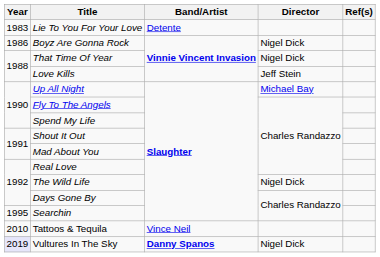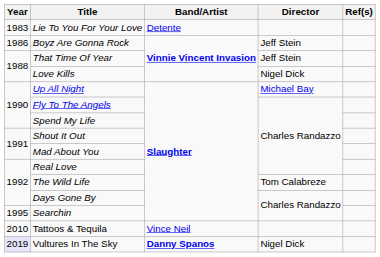(282, 43) Nigel Dick -> (281, 43) Jeff Stein
(282, 58) Nigel Dick -> (281, 58) Jeff Stein
(281, 74) Jeff Stein -> (282, 74) Nigel Dick
(282, 182) Nigel Dick -> (293, 182) Tom Calabreze
